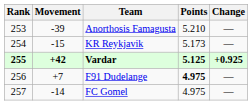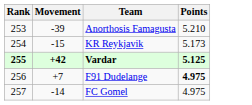- column: (229, 12)
